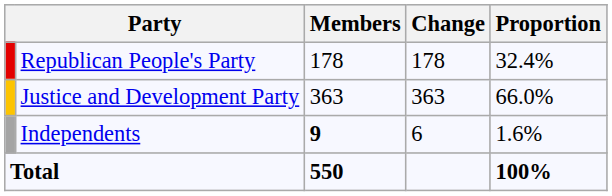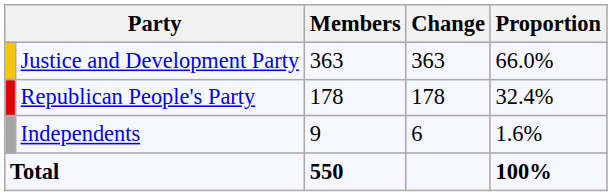rows swapped: (160, 97) <-> (138, 60)
(315, 134) bold -> (315, 134) normal
